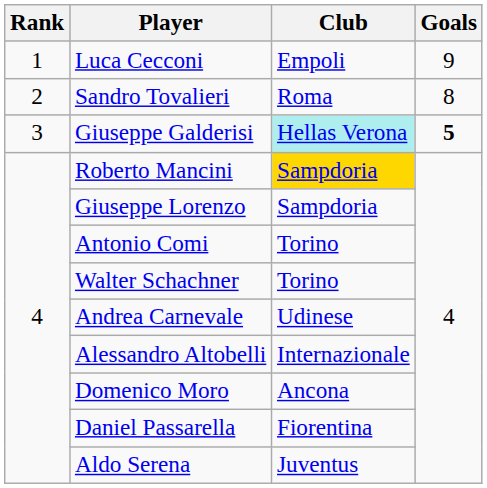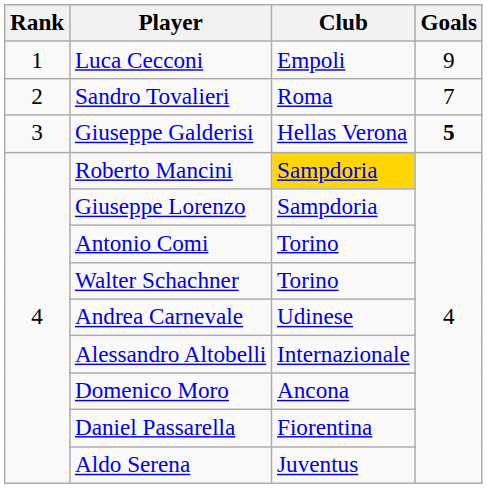(449, 96) 8 -> (449, 96) 7
(342, 133) paleturquoise background -> (342, 133) no background
